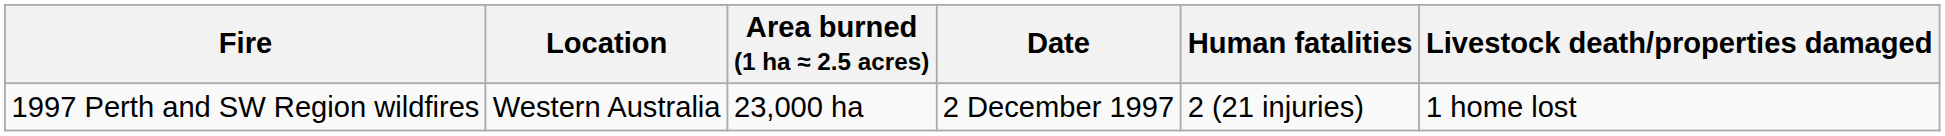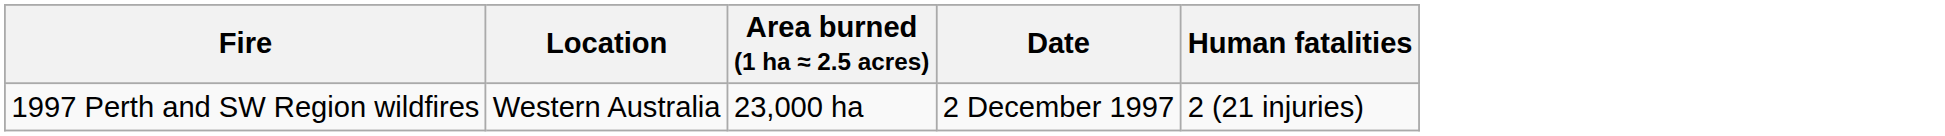- column: (1679, 43)
